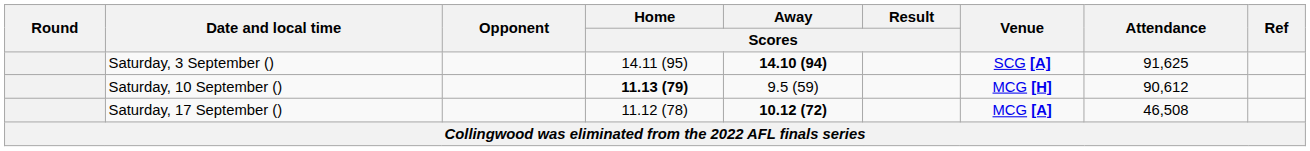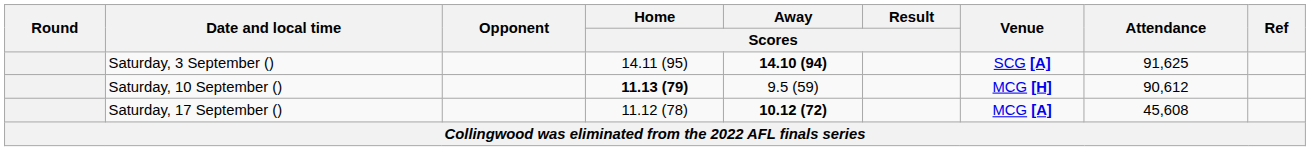(1166, 110) 46,508 -> (1166, 110) 45,608
